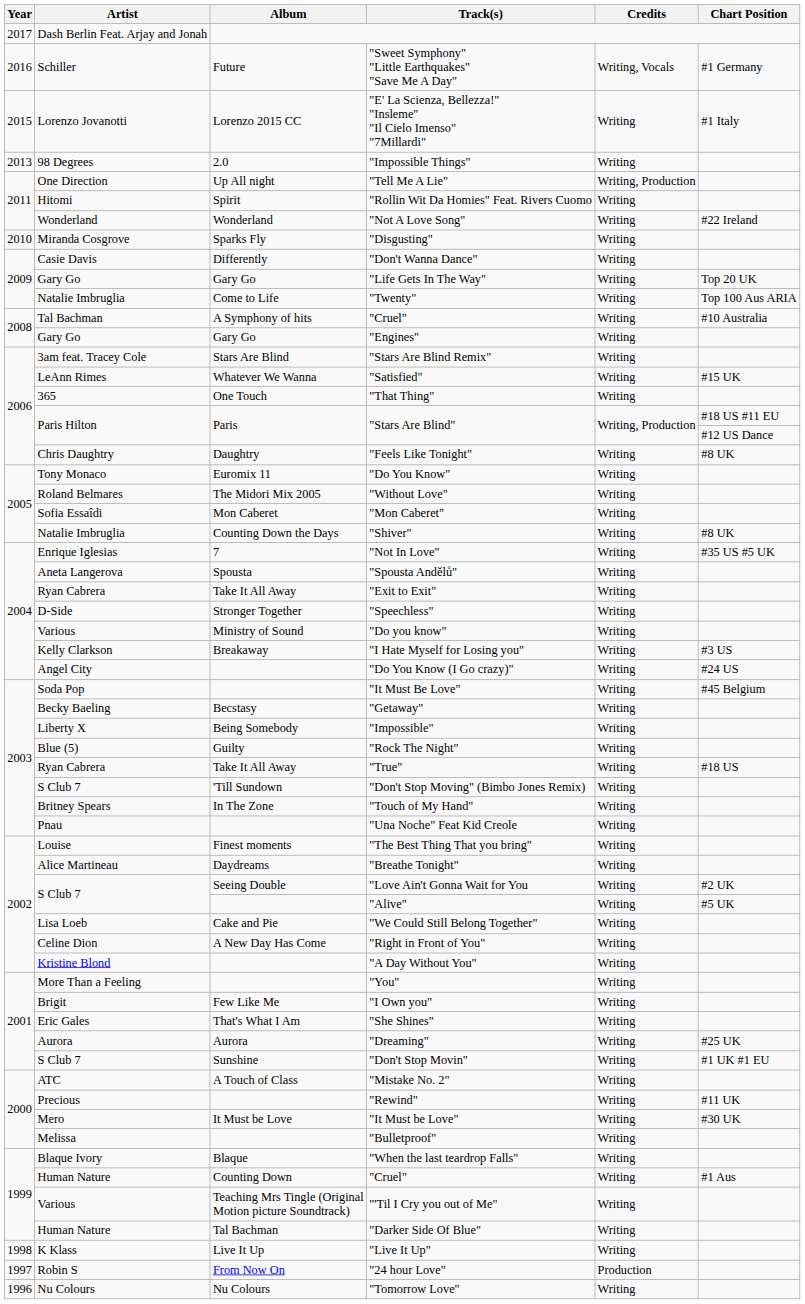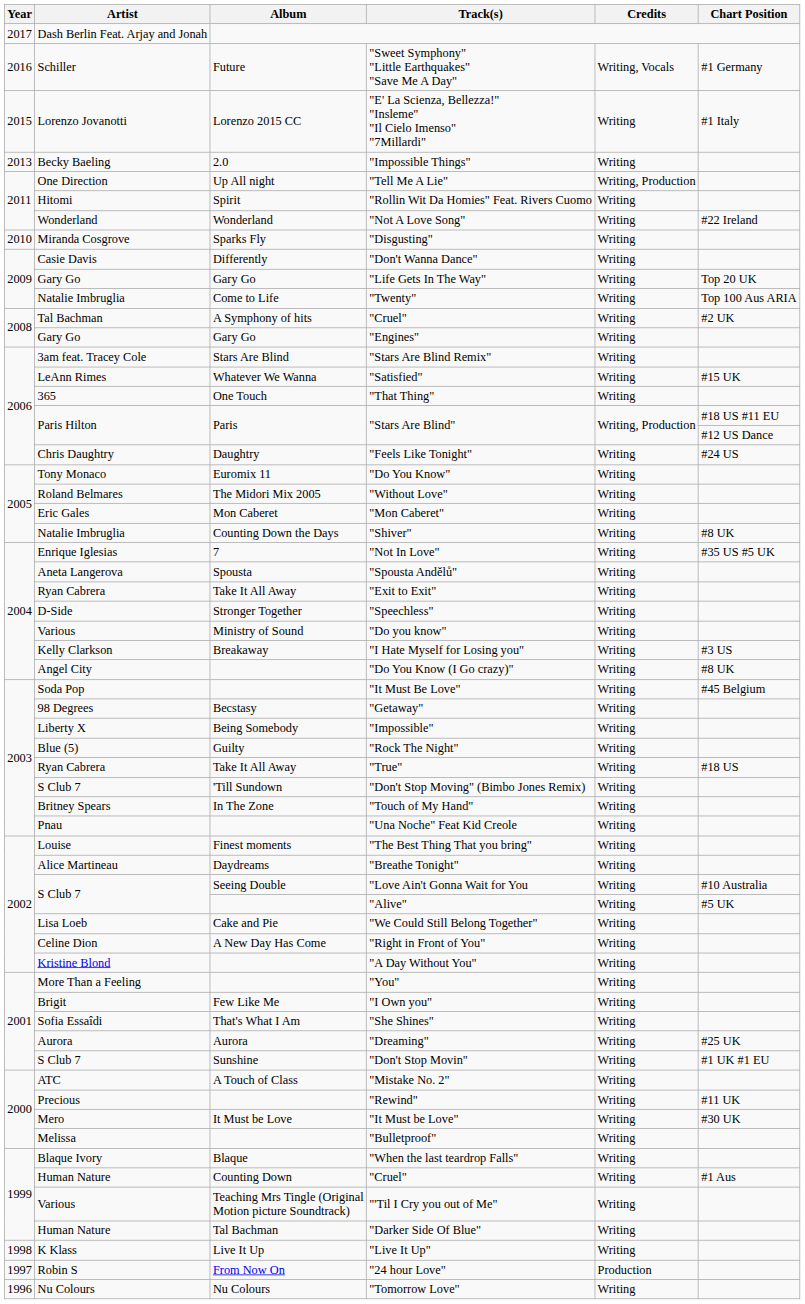(65, 161) 98 Degrees -> (74, 161) Becky Baeling
(734, 318) #10 Australia -> (718, 318) #2 UK
(718, 454) #8 UK -> (720, 454) #24 US
(70, 513) Sofia Essaîdi -> (63, 513) Eric Gales
(720, 669) #24 US -> (718, 669) #8 UK
(74, 708) Becky Baeling -> (65, 708) 98 Degrees
(718, 884) #2 UK -> (734, 884) #10 Australia
(63, 1021) Eric Gales -> (70, 1021) Sofia Essaîdi
